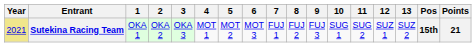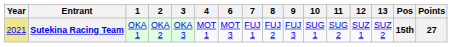- column: (230, 11)
(455, 30) 21 -> (432, 30) 27
